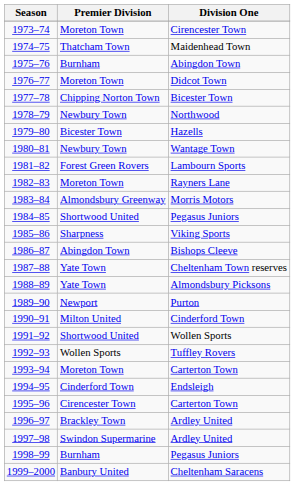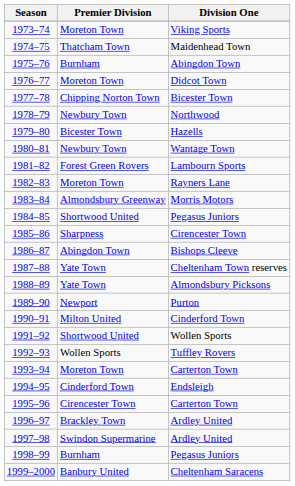(208, 30) Cirencester Town -> (200, 30) Viking Sports
(200, 234) Viking Sports -> (208, 234) Cirencester Town
